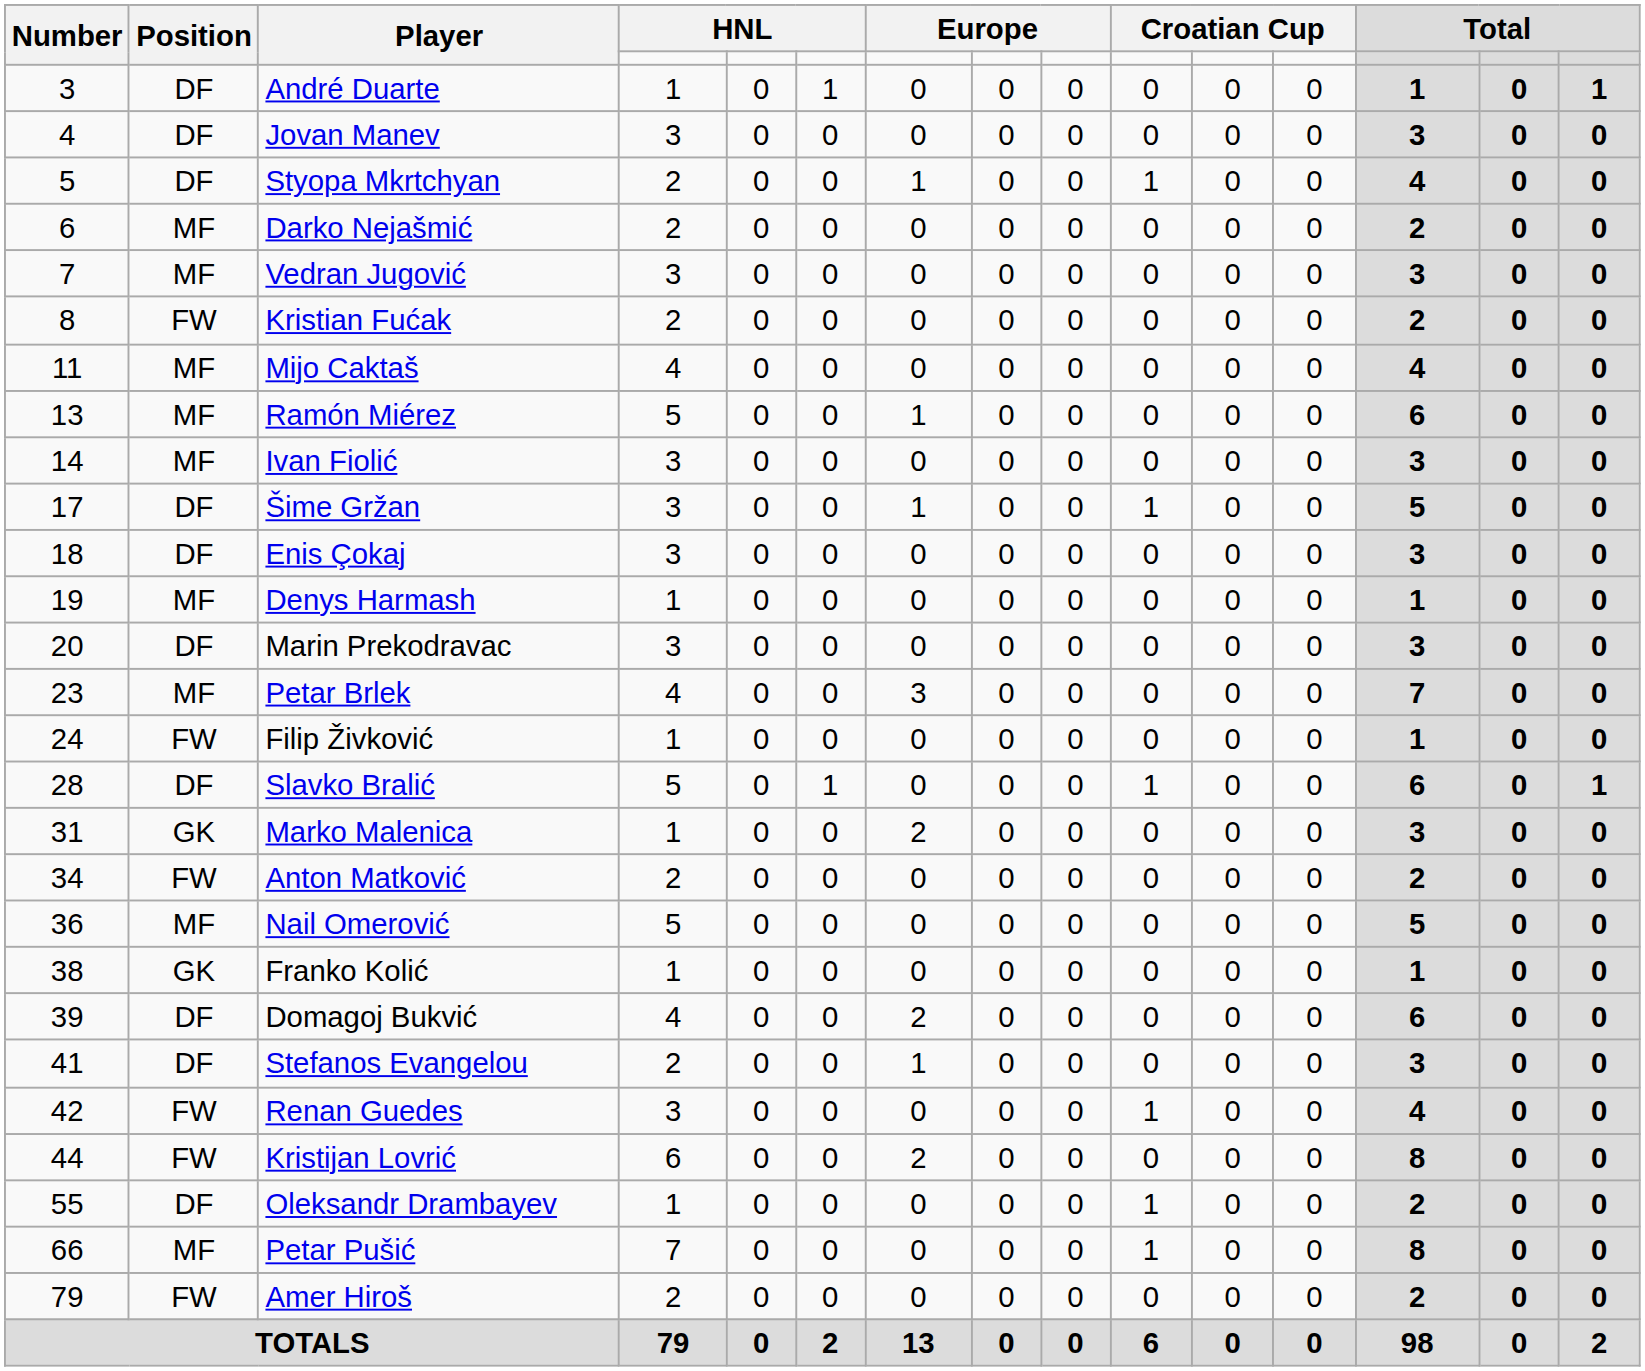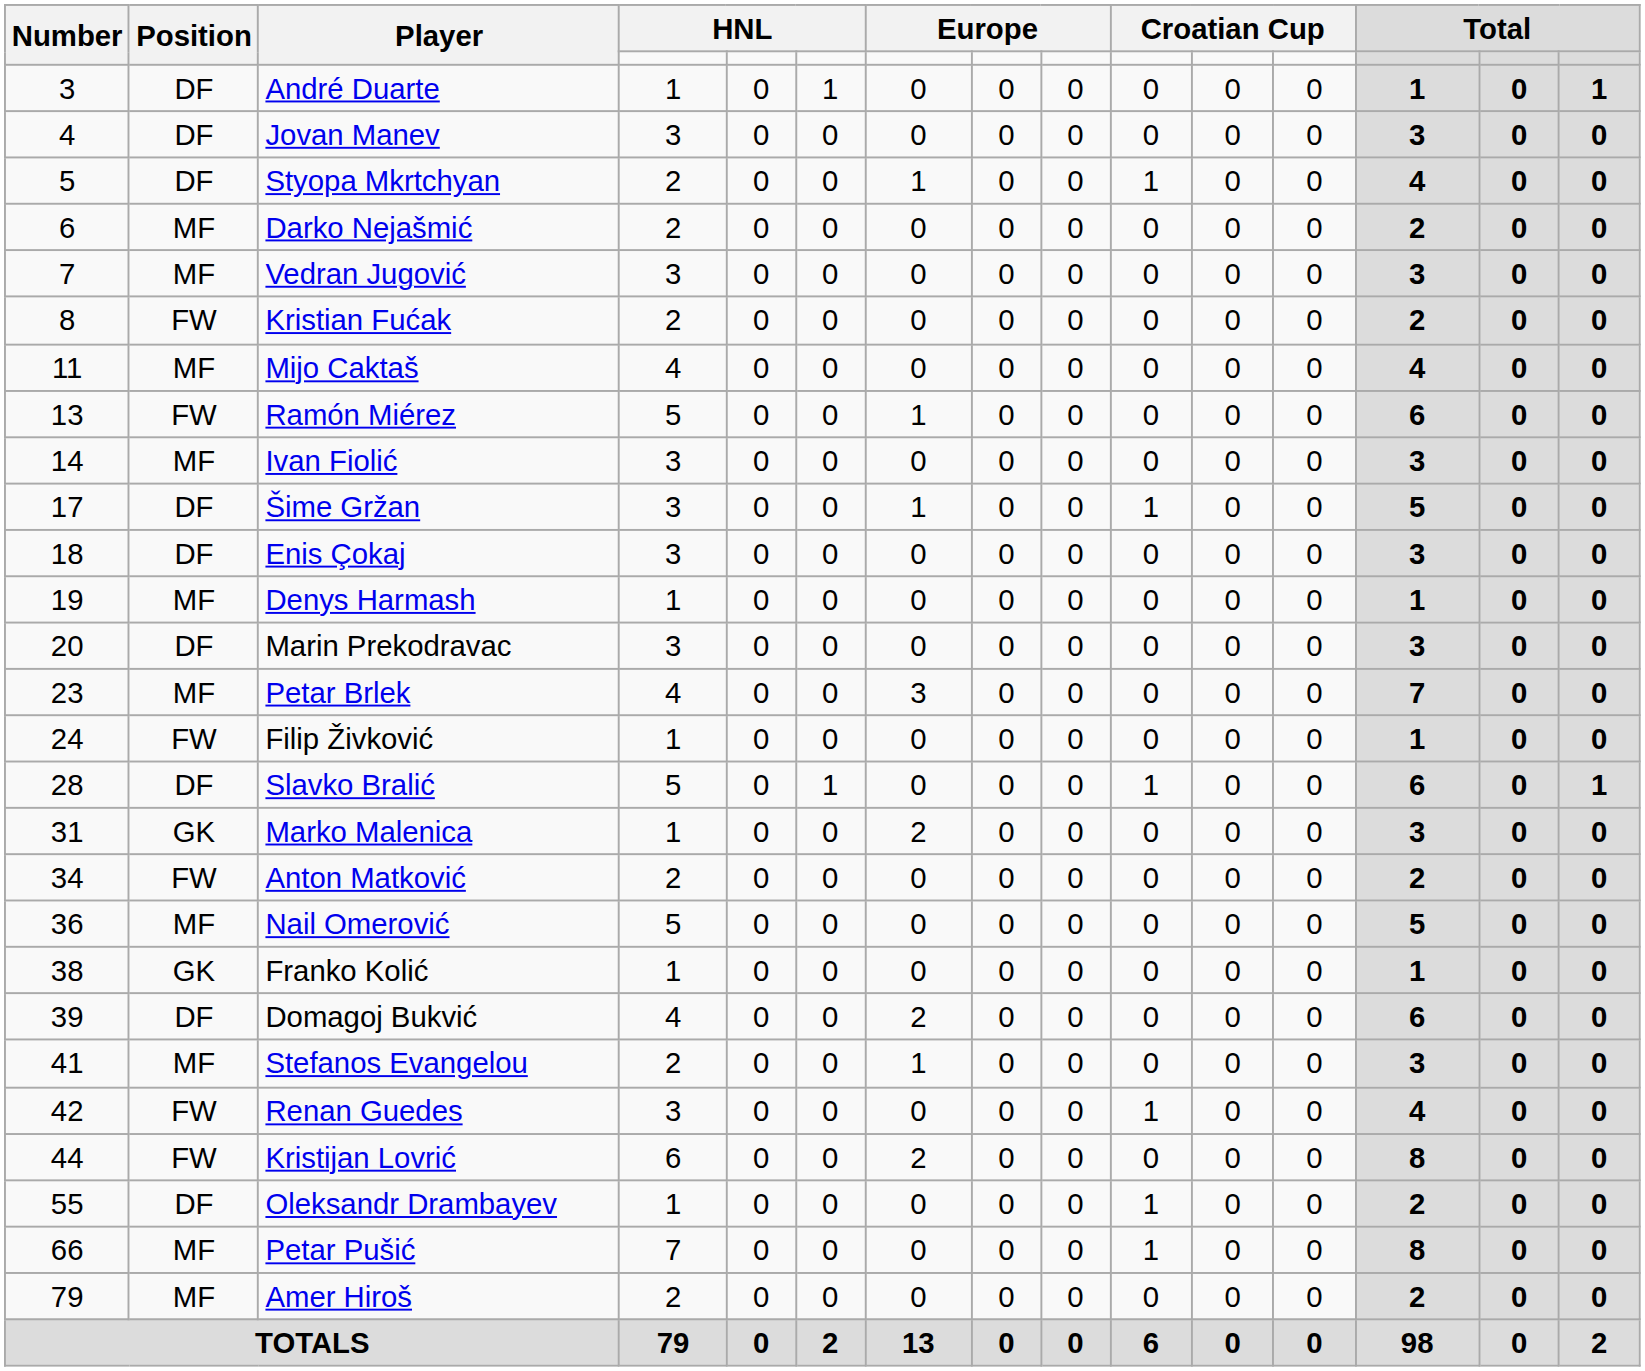(194, 414) MF -> (194, 414) FW
(194, 1064) DF -> (194, 1064) MF
(194, 1296) FW -> (194, 1296) MF
